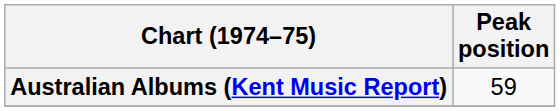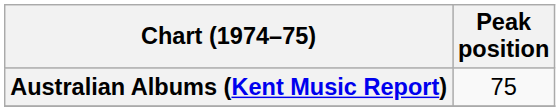(504, 86) 59 -> (504, 86) 75
